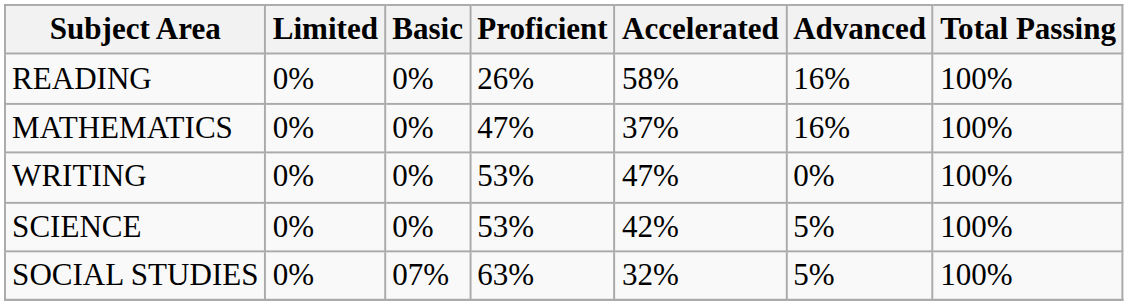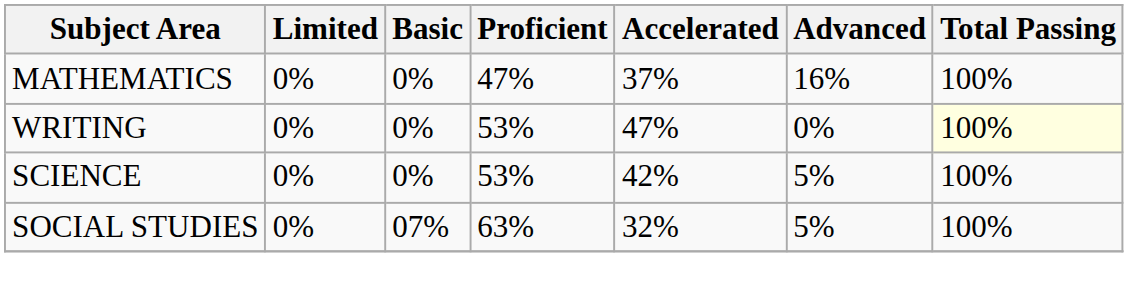- row: (82, 78)
(976, 176) no background -> (976, 127) lightyellow background
